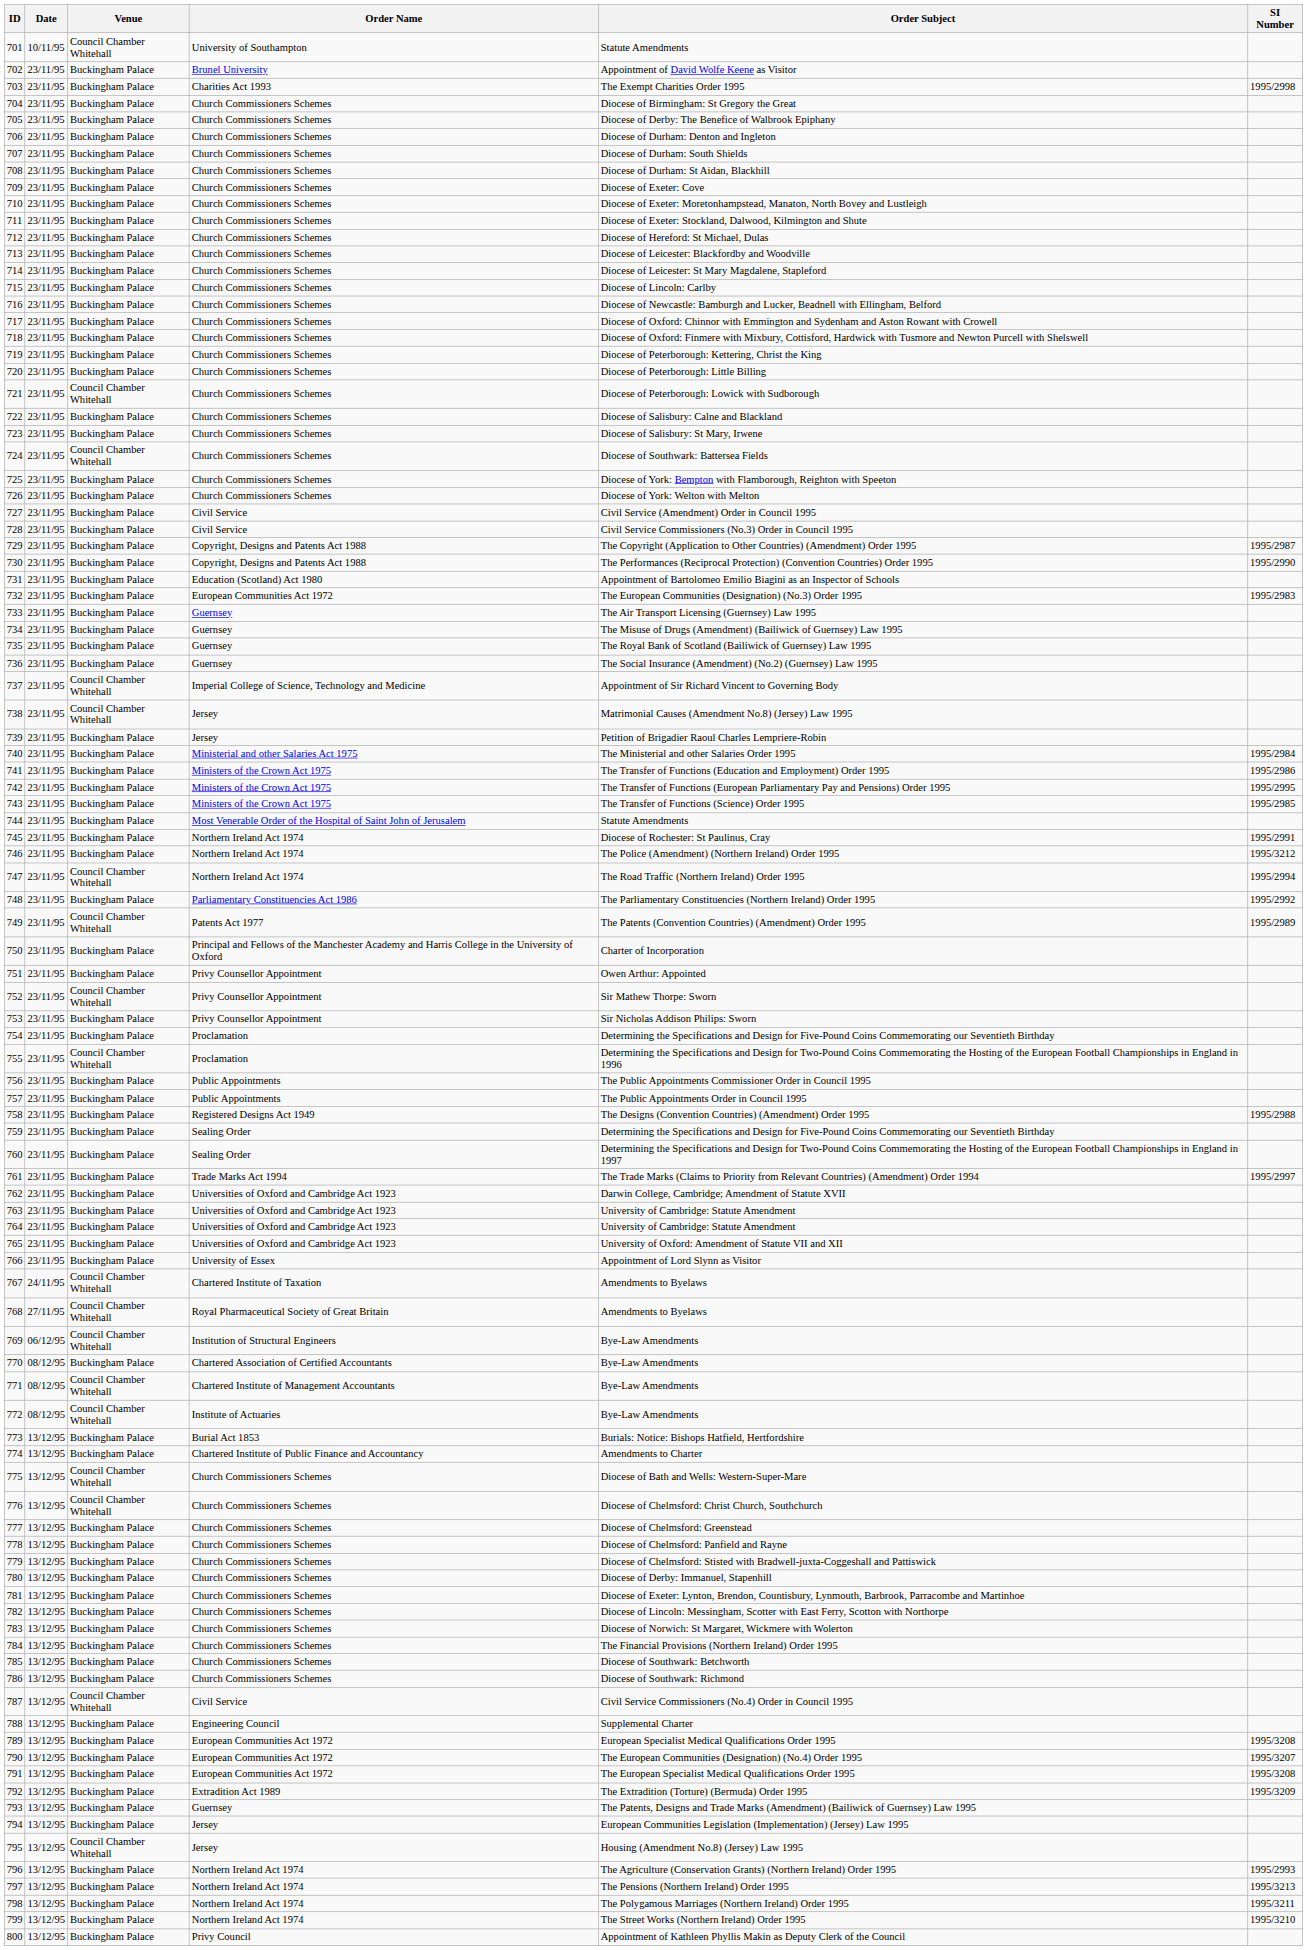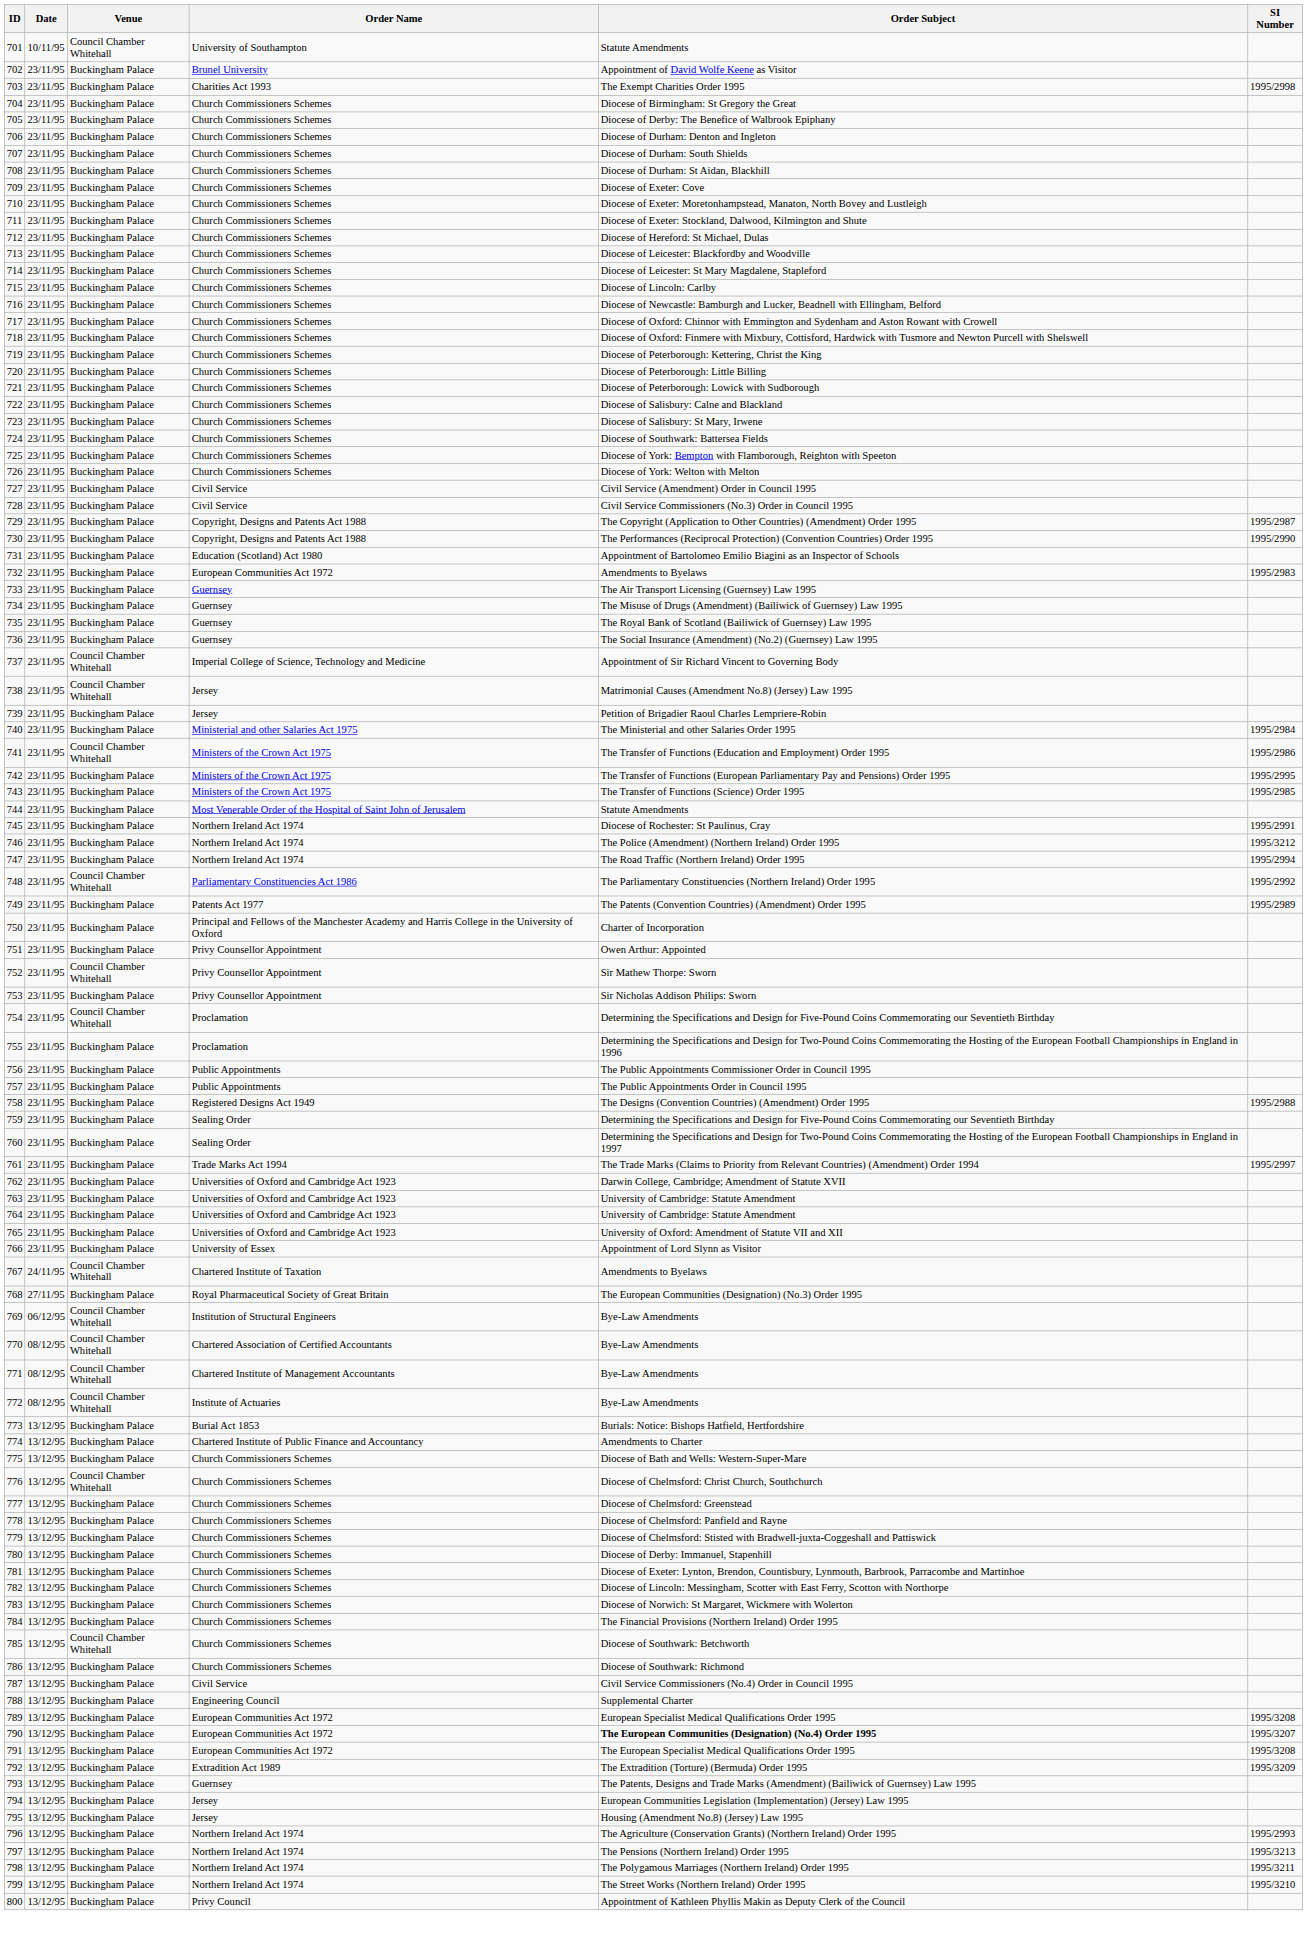(107, 394) Council Chamber Whitehall -> (112, 388) Buckingham Palace
(107, 456) Council Chamber Whitehall -> (112, 438) Buckingham Palace
(731, 596) The European Communities (Designation) (No.3) Order 1995 -> (654, 572) Amendments to Byelaws
(112, 770) Buckingham Palace -> (107, 752) Council Chamber Whitehall
(107, 877) Council Chamber Whitehall -> (112, 859) Buckingham Palace
(112, 899) Buckingham Palace -> (107, 882) Council Chamber Whitehall
(107, 922) Council Chamber Whitehall -> (112, 904) Buckingham Palace
(112, 1036) Buckingham Palace -> (107, 1018) Council Chamber Whitehall
(107, 1058) Council Chamber Whitehall -> (112, 1046) Buckingham Palace
(107, 1312) Council Chamber Whitehall -> (112, 1294) Buckingham Palace
(654, 1312) Amendments to Byelaws -> (731, 1294) The European Communities (Designation) (No.3) Order 1995
(112, 1363) Buckingham Palace -> (107, 1345) Council Chamber Whitehall
(107, 1476) Council Chamber Whitehall -> (112, 1459) Buckingham Palace
(112, 1662) Buckingham Palace -> (107, 1644) Council Chamber Whitehall
(107, 1701) Council Chamber Whitehall -> (112, 1683) Buckingham Palace
(731, 1757) normal -> (739, 1733) bold
(107, 1847) Council Chamber Whitehall -> (112, 1817) Buckingham Palace
